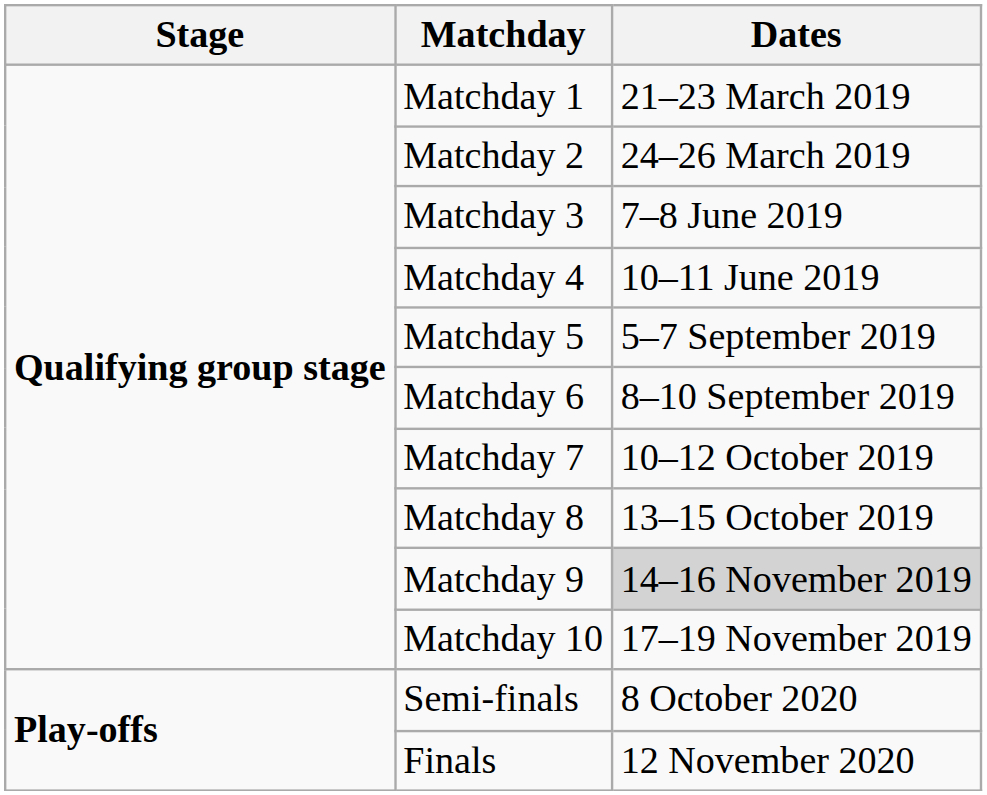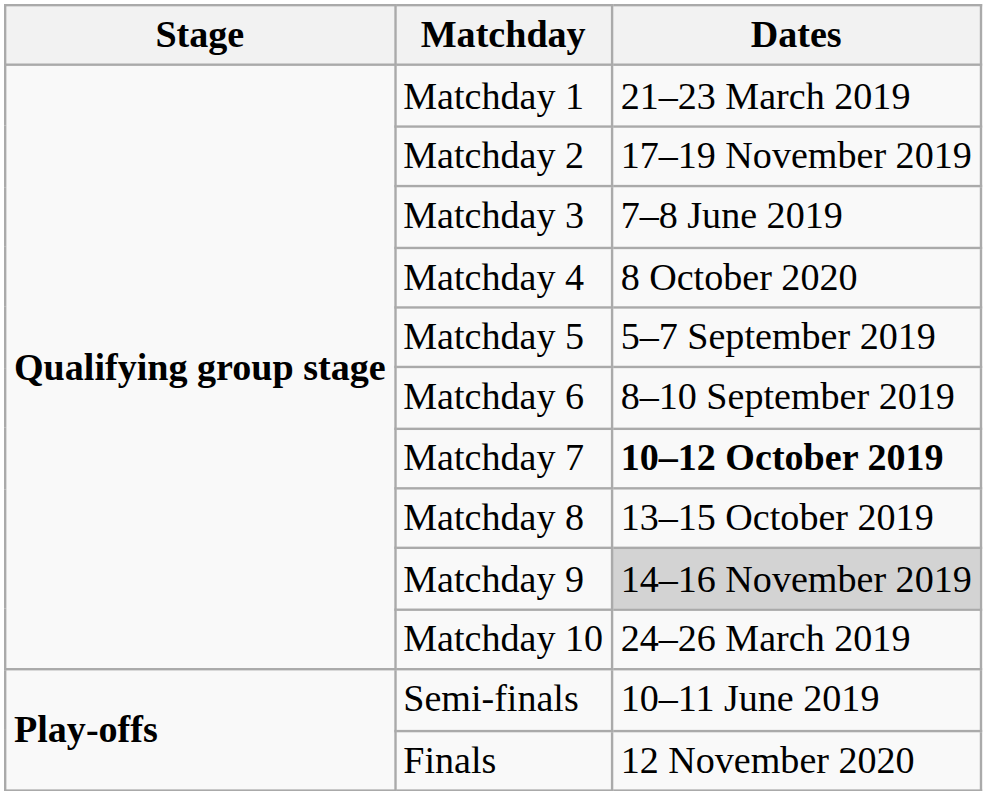(766, 155) 24–26 March 2019 -> (796, 155) 17–19 November 2019
(750, 276) 10–11 June 2019 -> (739, 276) 8 October 2020
(777, 457) normal -> (782, 457) bold
(796, 638) 17–19 November 2019 -> (766, 638) 24–26 March 2019
(739, 699) 8 October 2020 -> (750, 699) 10–11 June 2019
